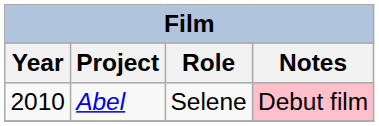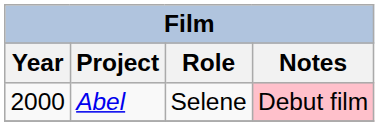(38, 101) 2010 -> (38, 101) 2000
